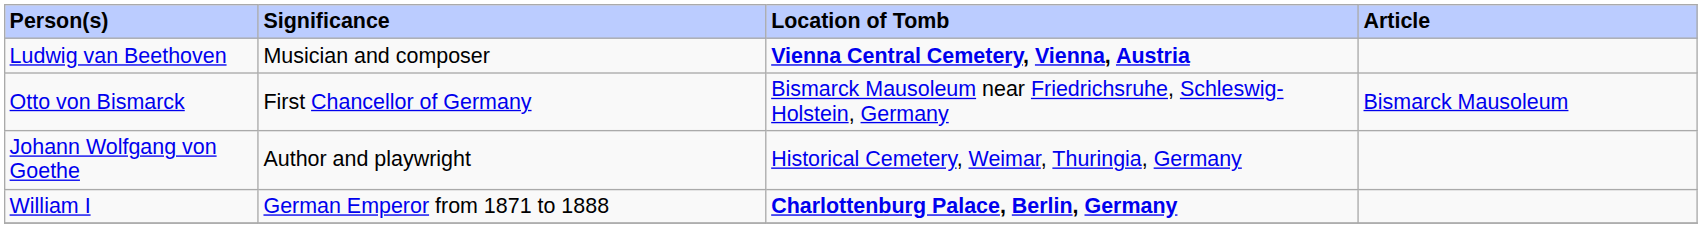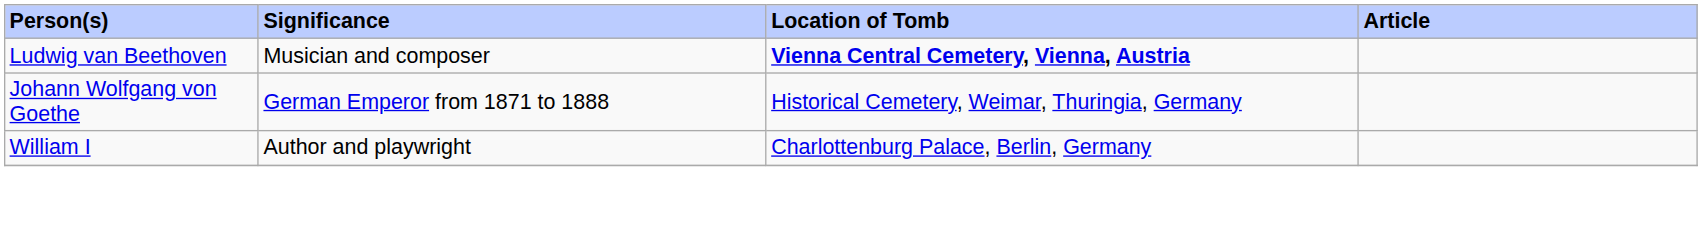- row: (97, 101)
(367, 159) Author and playwright -> (436, 101) German Emperor from 1871 to 1888
(436, 205) German Emperor from 1871 to 1888 -> (367, 147) Author and playwright
(974, 205) bold -> (961, 147) normal
